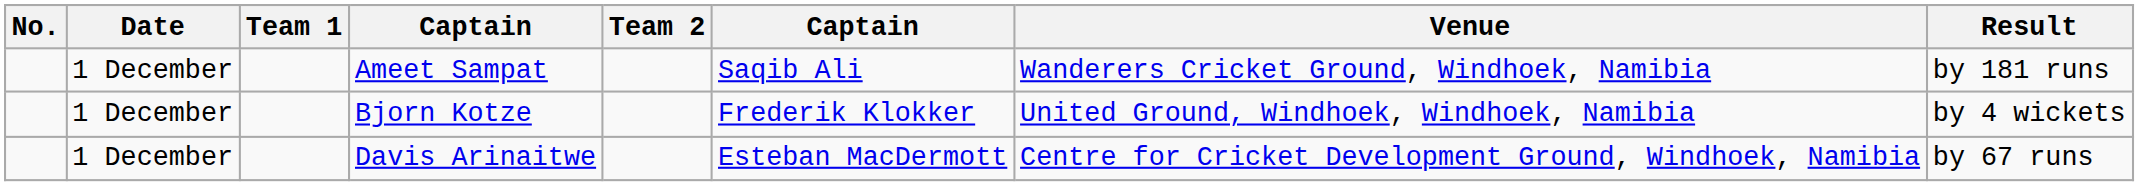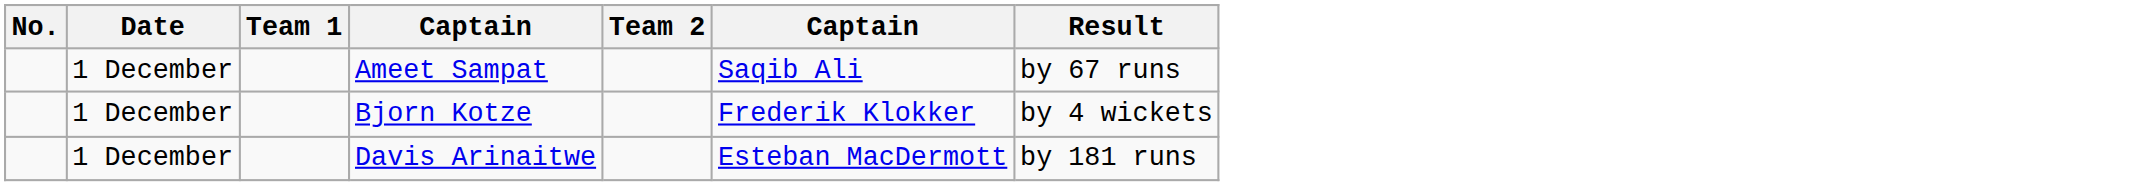- column: (1470, 27)
(2021, 70) by 181 runs -> (1100, 70) by 67 runs
(2013, 158) by 67 runs -> (1108, 158) by 181 runs
